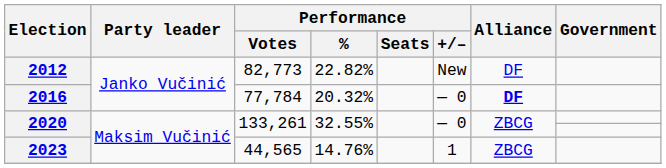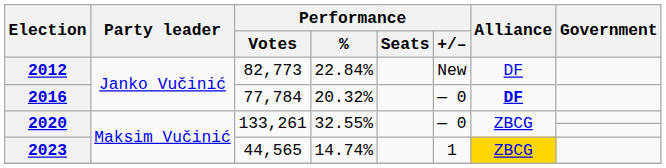(344, 71) 22.82% -> (344, 71) 22.84%
(344, 150) 14.76% -> (344, 150) 14.74%
(513, 150) no background -> (513, 150) gold background
